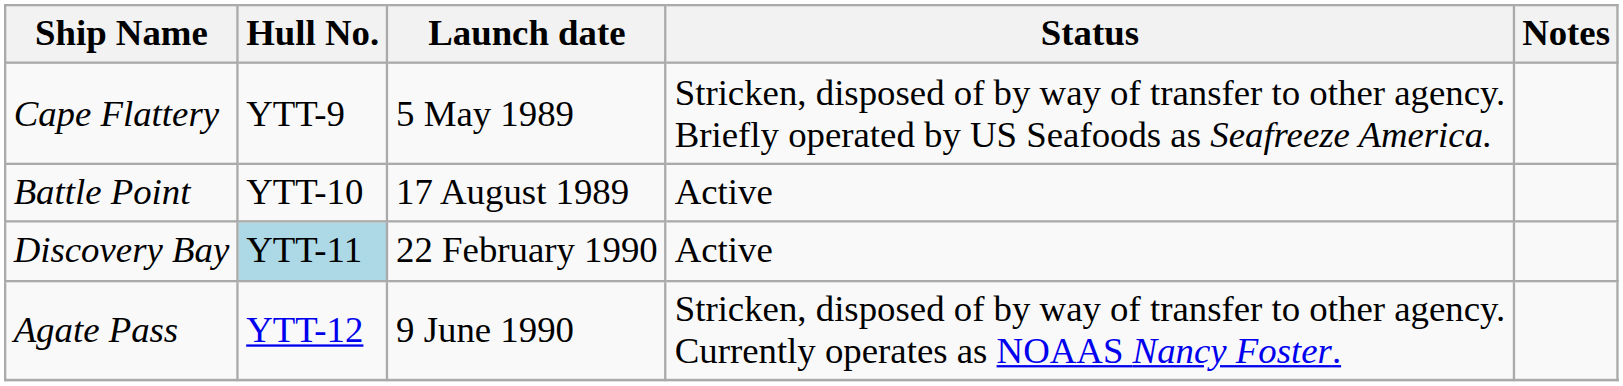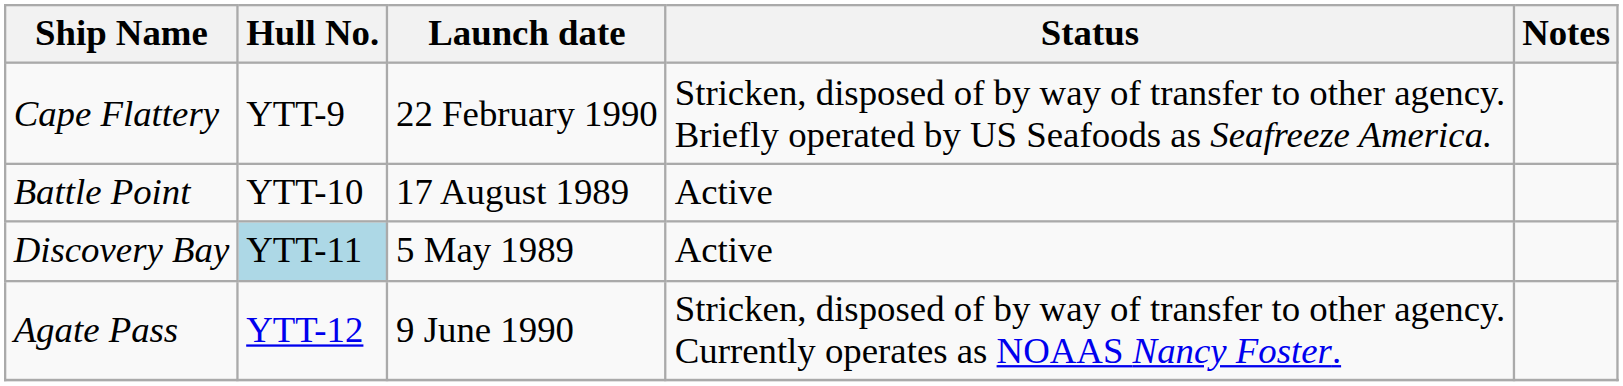(485, 112) 5 May 1989 -> (527, 112) 22 February 1990
(527, 250) 22 February 1990 -> (485, 250) 5 May 1989
